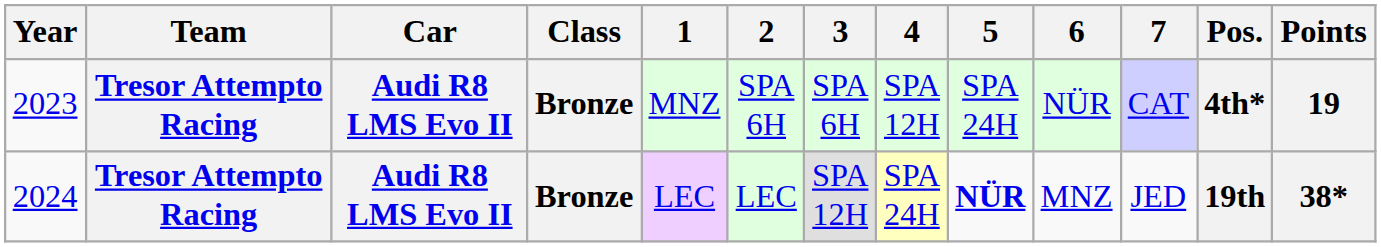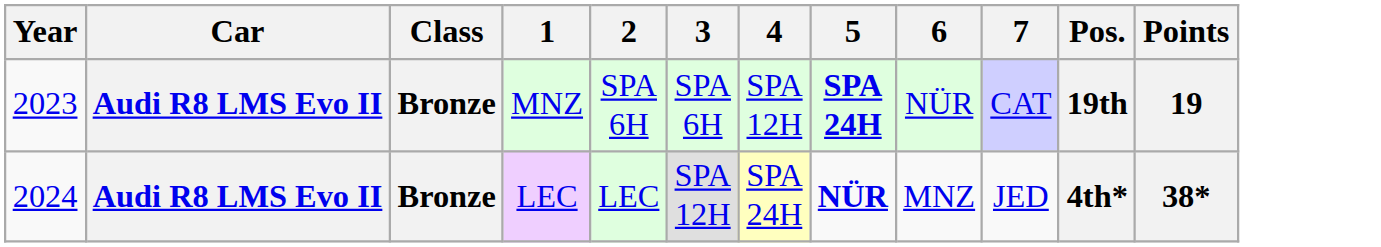- column: (209, 31)
(990, 104) normal -> (853, 104) bold
(1235, 104) 4th* -> (1097, 104) 19th
(1235, 195) 19th -> (1097, 195) 4th*
